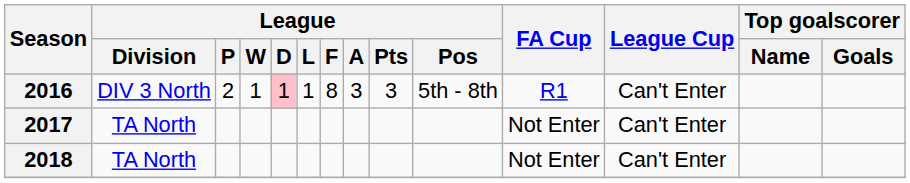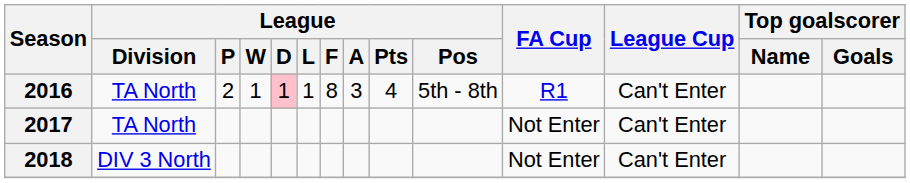(154, 90) DIV 3 North -> (154, 90) TA North
(391, 90) 3 -> (391, 90) 4
(154, 159) TA North -> (154, 159) DIV 3 North
